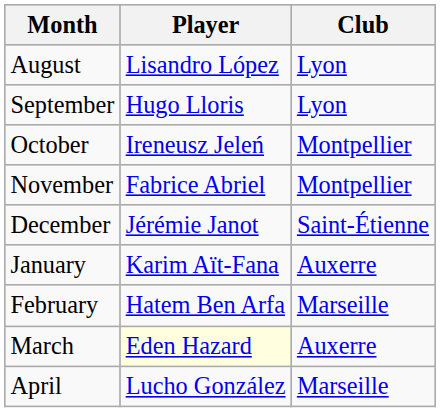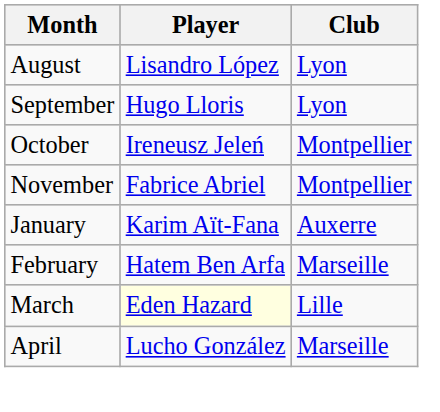- row: (60, 225)
(337, 345) Auxerre -> (320, 305) Lille
